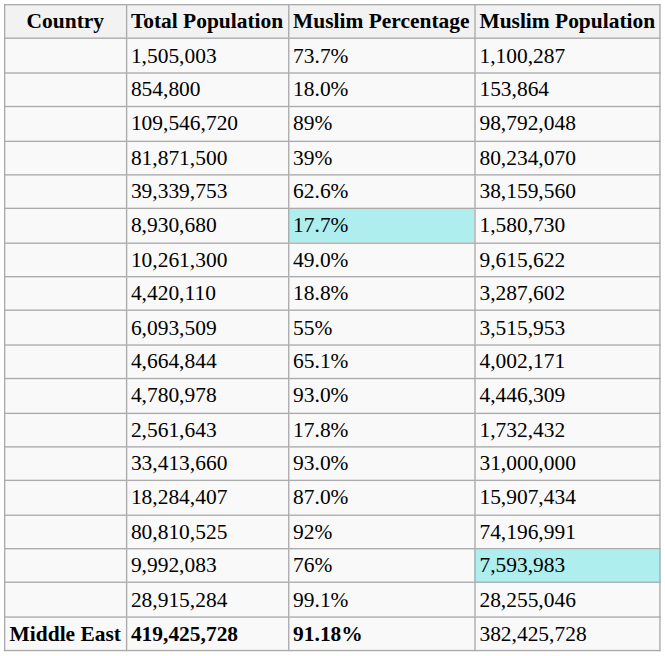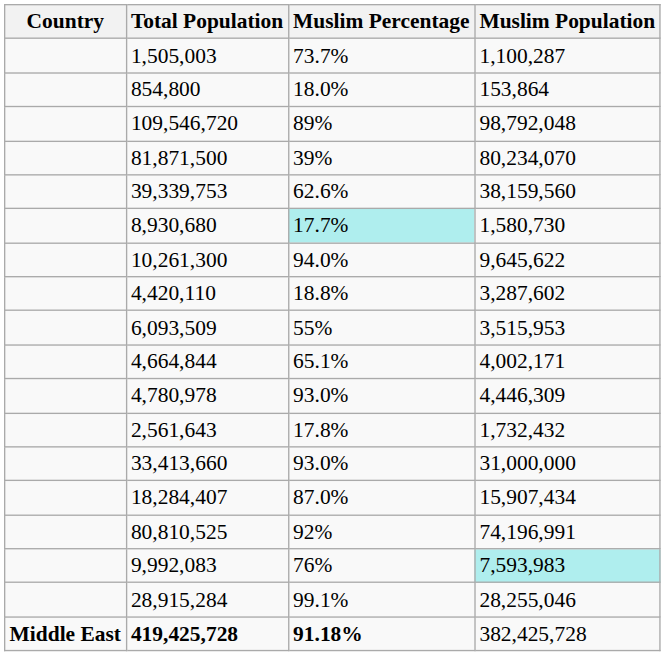(321, 259) 49.0% -> (321, 259) 94.0%
(522, 259) 9,615,622 -> (522, 259) 9,645,622
